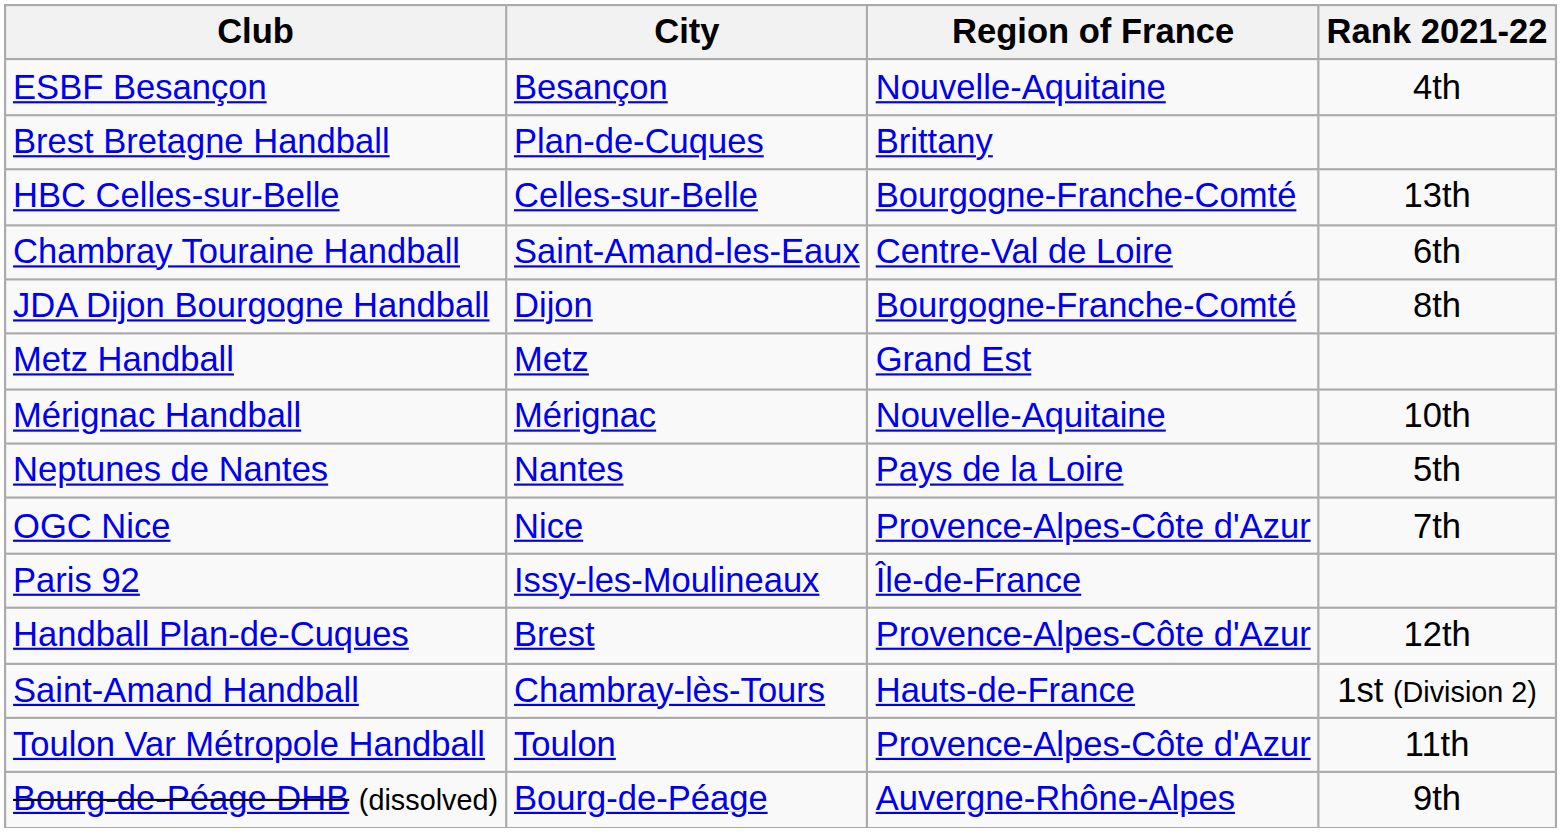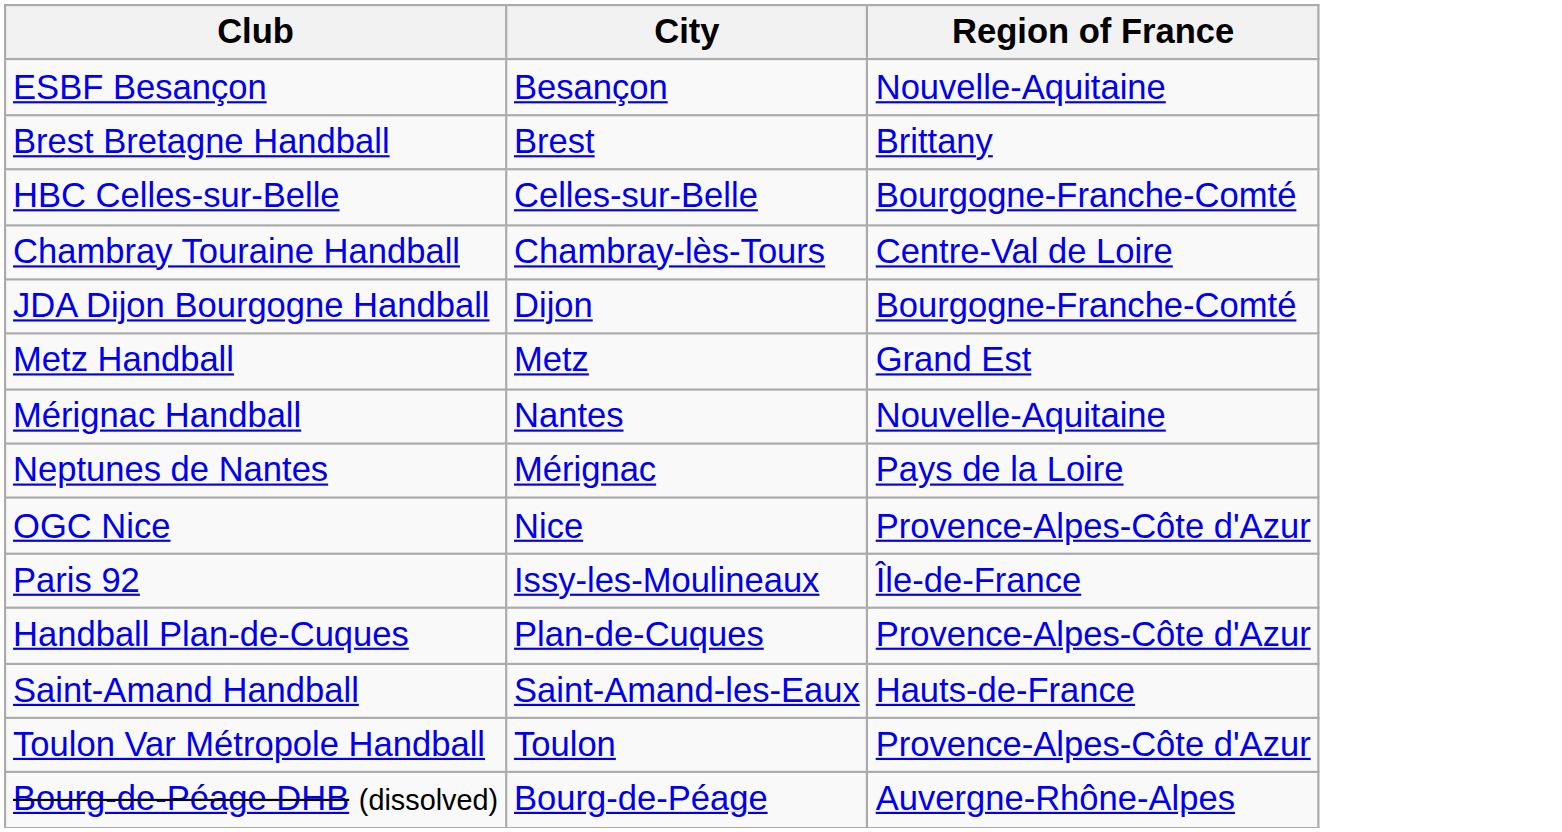- column: (1437, 31)
(639, 141) Plan-de-Cuques -> (554, 141) Brest
(687, 251) Saint-Amand-les-Eaux -> (670, 251) Chambray-lès-Tours
(585, 415) Mérignac -> (569, 415) Nantes
(569, 470) Nantes -> (585, 470) Mérignac
(554, 634) Brest -> (639, 634) Plan-de-Cuques
(670, 689) Chambray-lès-Tours -> (687, 689) Saint-Amand-les-Eaux
